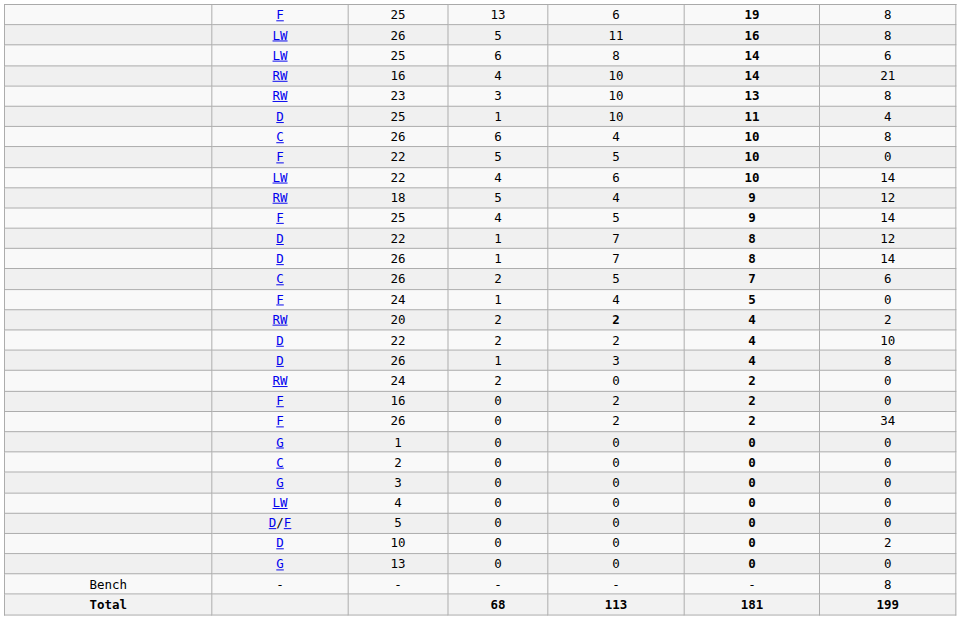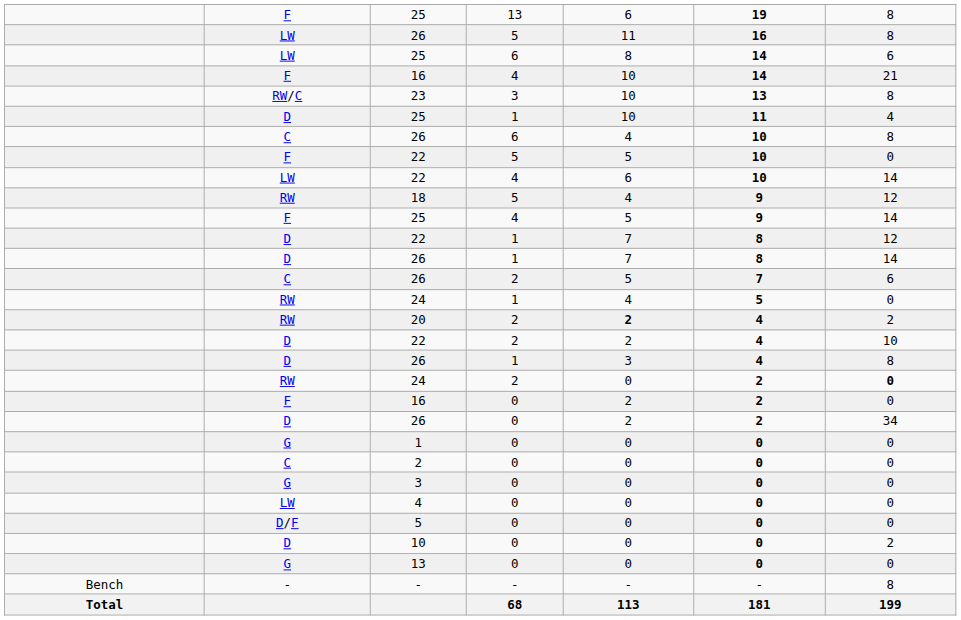(280, 76) RW -> (287, 76) F
(280, 96) RW -> (287, 96) RW/C
(280, 299) F -> (287, 299) RW
(888, 381) normal -> (890, 381) bold
(280, 421) F -> (287, 421) D
